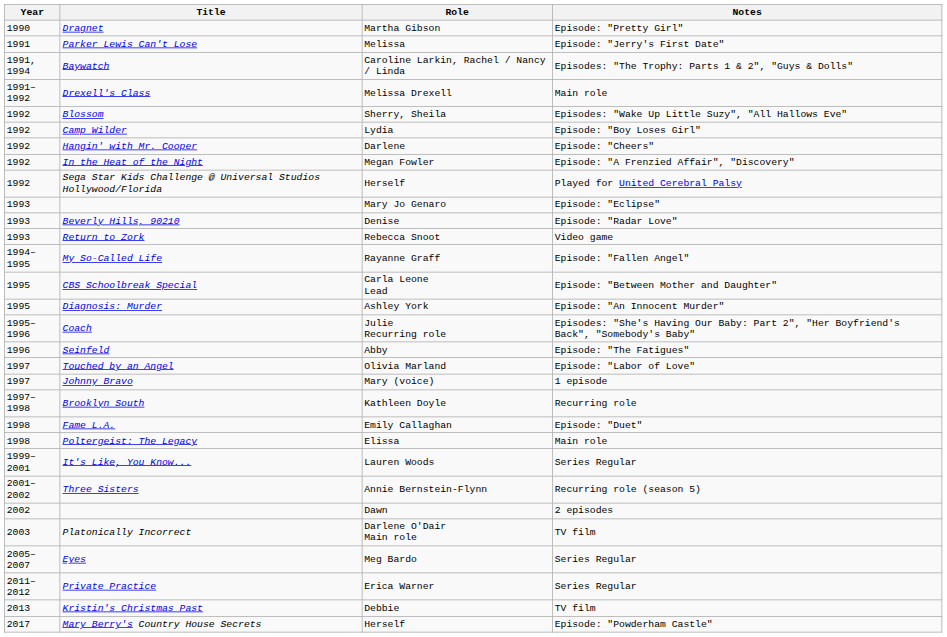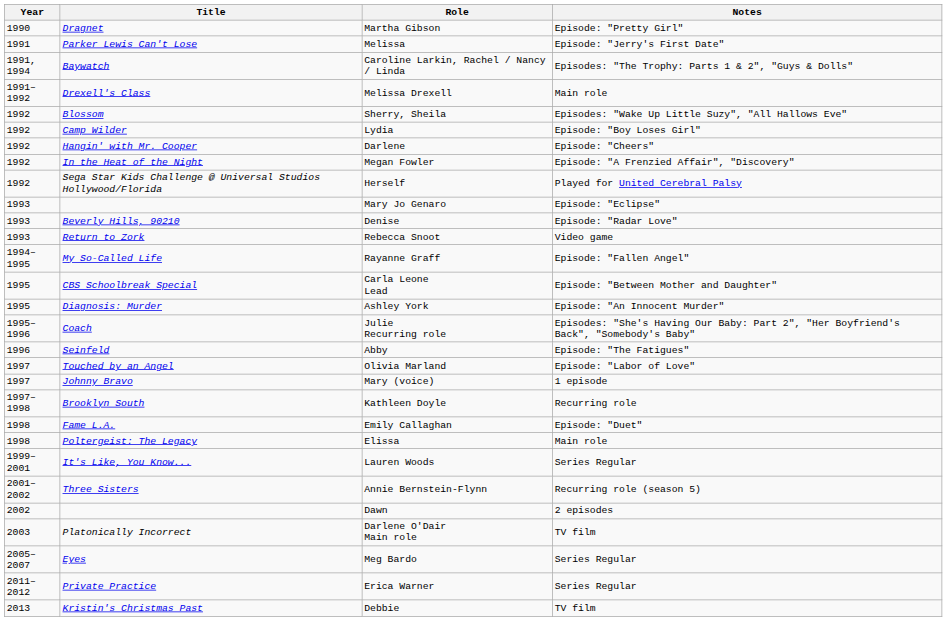- row: (162, 624)
